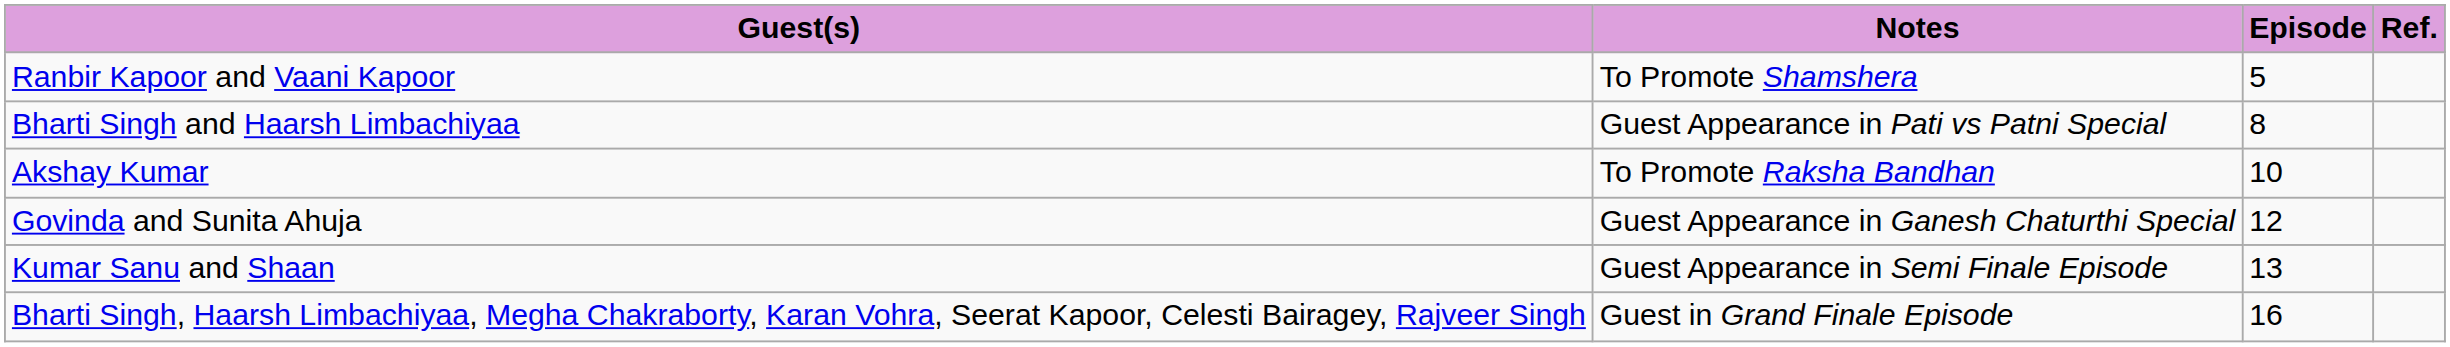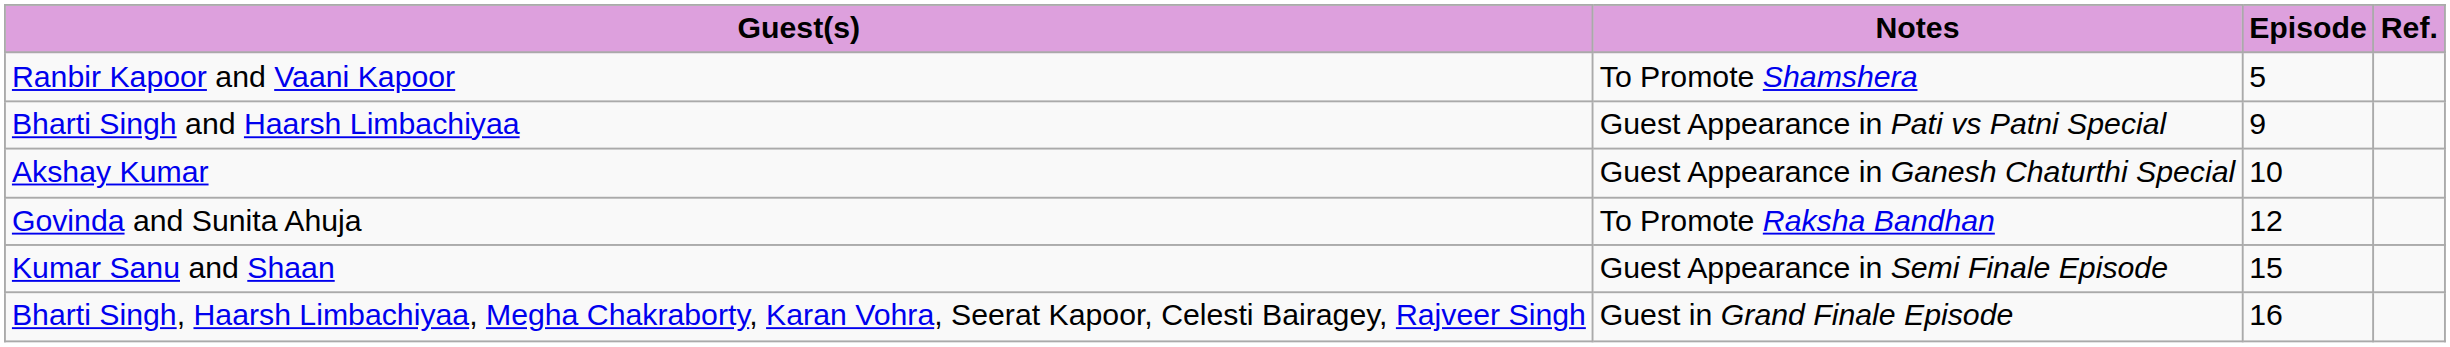(2258, 124) 8 -> (2258, 124) 9
(1797, 172) To Promote Raksha Bandhan -> (1918, 172) Guest Appearance in Ganesh Chaturthi Special
(1918, 220) Guest Appearance in Ganesh Chaturthi Special -> (1797, 220) To Promote Raksha Bandhan
(2266, 268) 13 -> (2266, 268) 15
